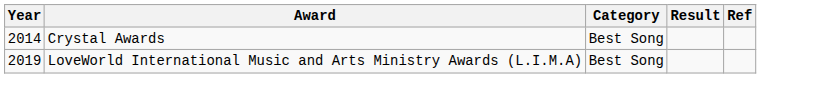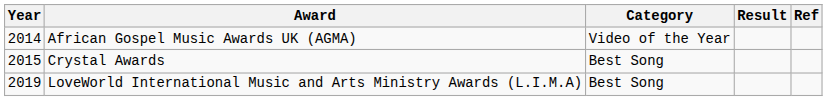+ row: (202, 39)
(25, 39) 2014 -> (25, 61) 2015
